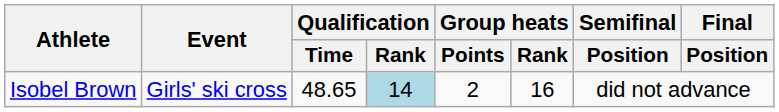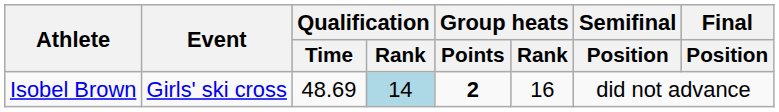(329, 90) 48.65 -> (329, 90) 48.69
(473, 90) normal -> (473, 90) bold
